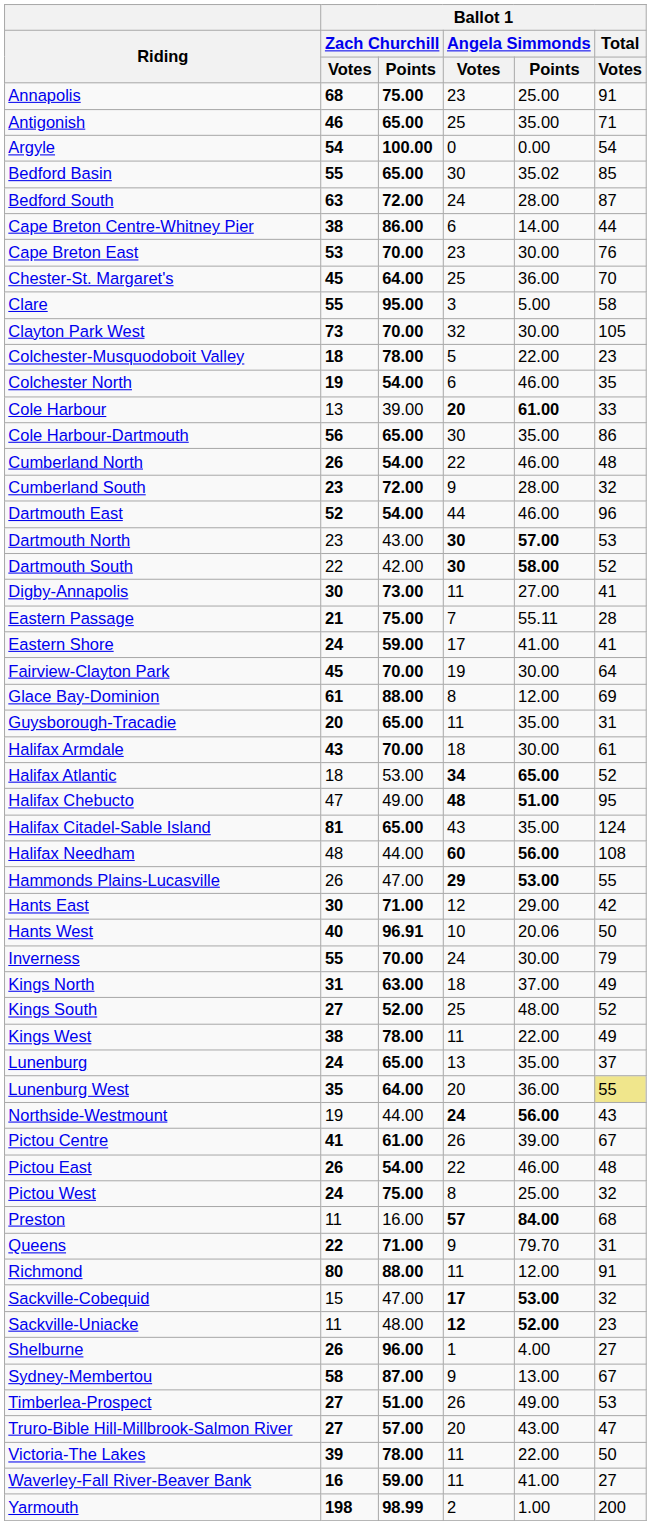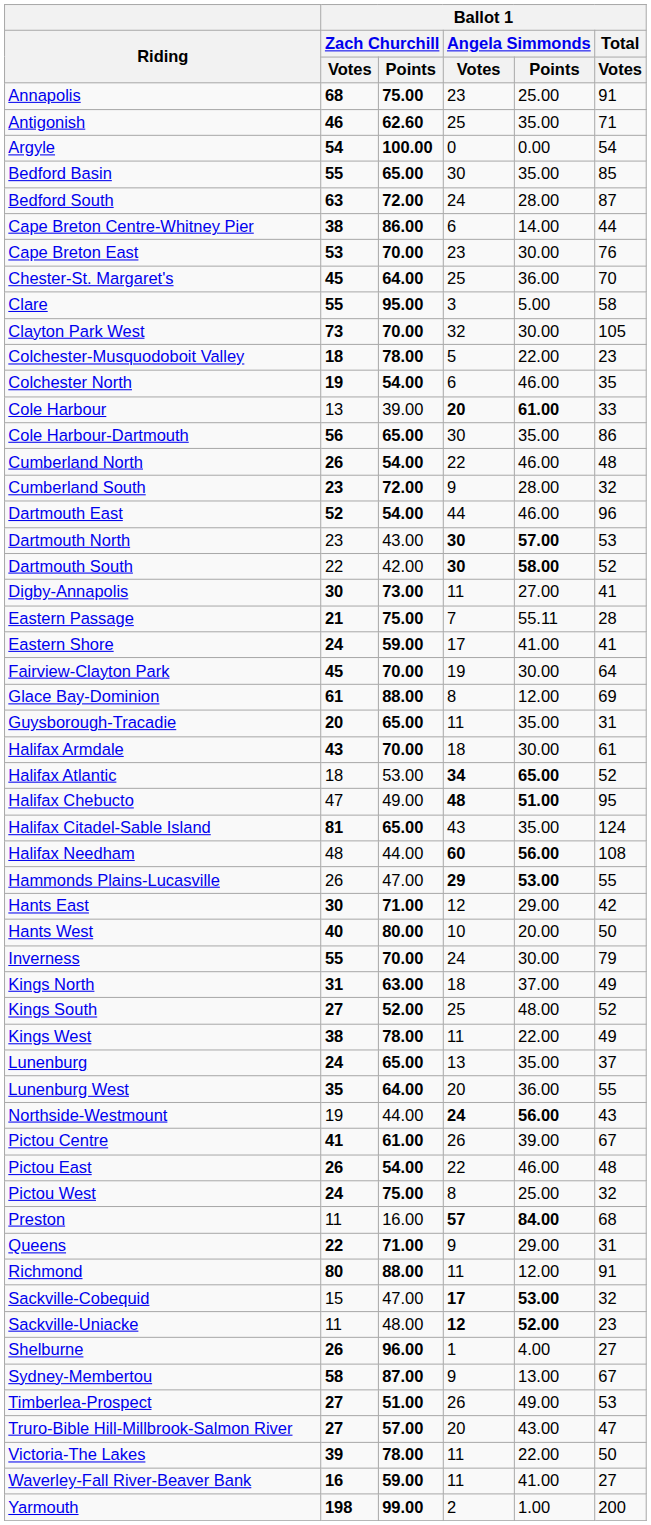(403, 122) 65.00 -> (403, 122) 62.60
(539, 174) 35.02 -> (539, 174) 35.00
(403, 932) 96.91 -> (403, 932) 80.00
(539, 932) 20.06 -> (539, 932) 20.00
(607, 1089) khaki background -> (607, 1089) no background
(539, 1245) 79.70 -> (539, 1245) 29.00
(403, 1507) 98.99 -> (403, 1507) 99.00
